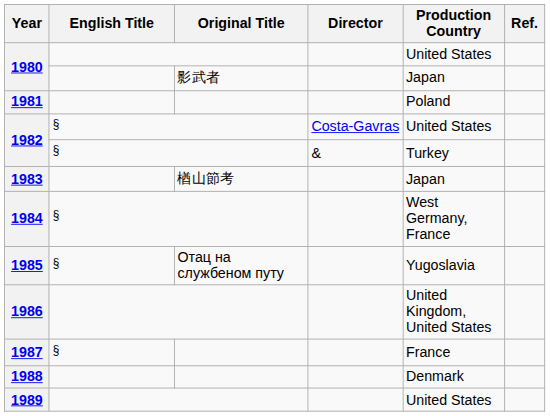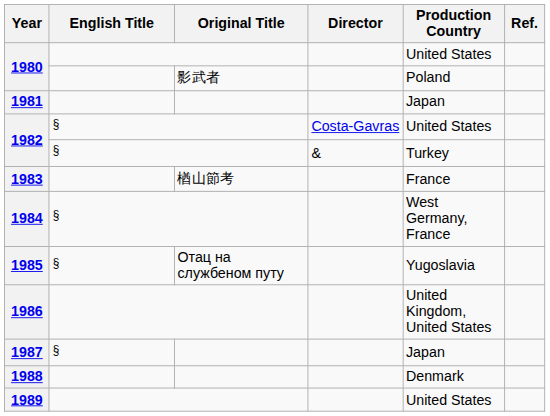(425, 78) Japan -> (428, 78) Poland
(428, 102) Poland -> (425, 102) Japan
(425, 179) Japan -> (428, 179) France
(428, 352) France -> (425, 352) Japan
